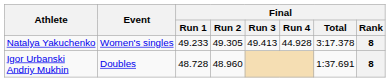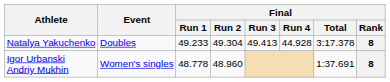(137, 43) Women's singles -> (118, 43) Doubles
(228, 43) 49.305 -> (228, 43) 49.304
(118, 64) Doubles -> (137, 64) Women's singles
(193, 64) 48.728 -> (193, 64) 48.778
